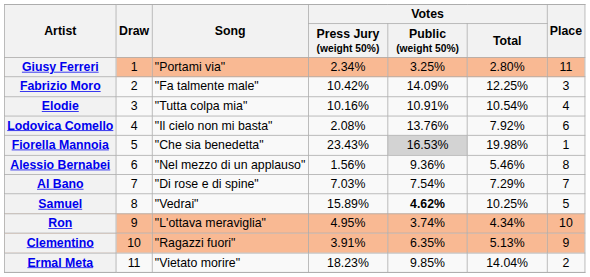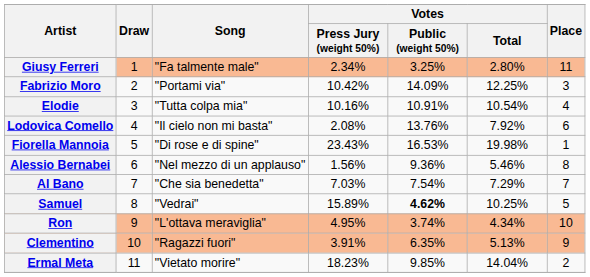(190, 67) "Portami via" -> (207, 67) "Fa talmente male"
(207, 86) "Fa talmente male" -> (190, 86) "Portami via"
(209, 145) "Che sia benedetta" -> (207, 145) "Di rose e di spine"
(428, 145) lightgrey background -> (428, 145) no background
(207, 184) "Di rose e di spine" -> (209, 184) "Che sia benedetta"
